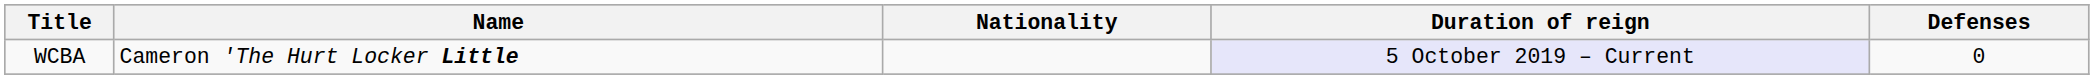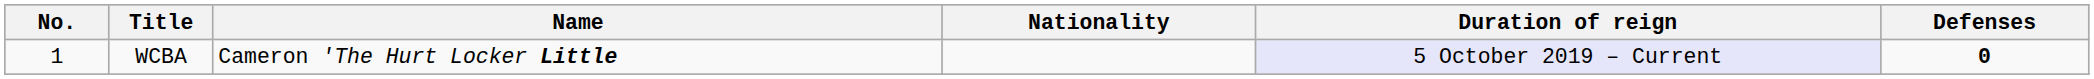+ column: (57, 22)
(1979, 57) normal -> (1985, 57) bold
